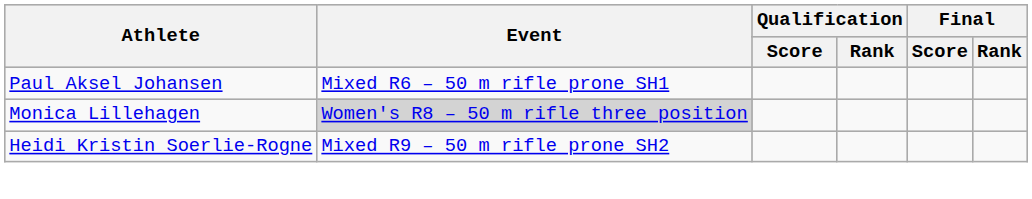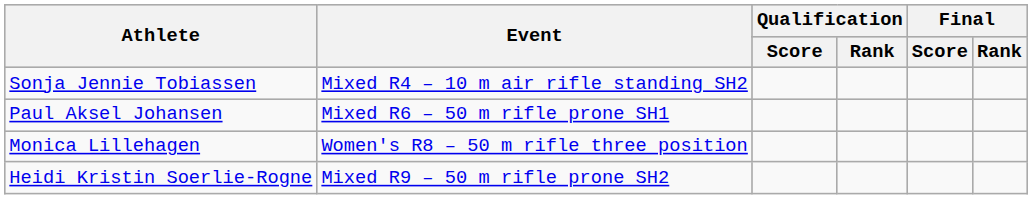+ row: (133, 83)
(535, 115) lightgrey background -> (535, 146) no background
